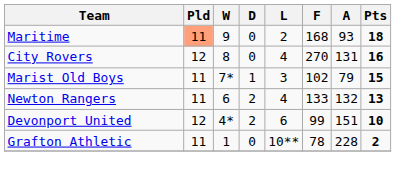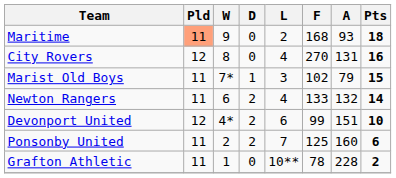(376, 99) 13 -> (376, 99) 14
+ row: (66, 141)
